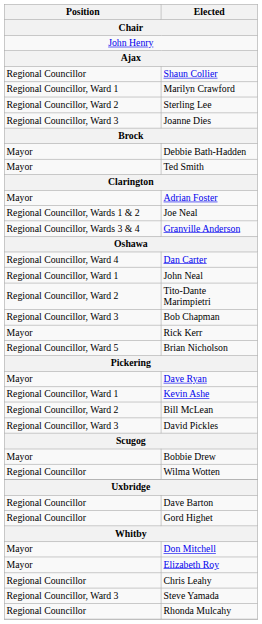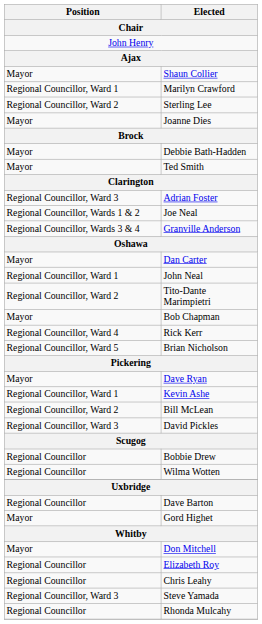(46, 74) Regional Councillor -> (20, 74) Mayor
(63, 120) Regional Councillor, Ward 3 -> (20, 120) Mayor
(20, 197) Mayor -> (63, 197) Regional Councillor, Ward 3
(63, 259) Regional Councillor, Ward 4 -> (20, 259) Mayor
(63, 317) Regional Councillor, Ward 3 -> (20, 317) Mayor
(20, 332) Mayor -> (63, 332) Regional Councillor, Ward 4
(20, 456) Mayor -> (46, 456) Regional Councillor
(46, 518) Regional Councillor -> (20, 518) Mayor
(20, 564) Mayor -> (46, 564) Regional Councillor
